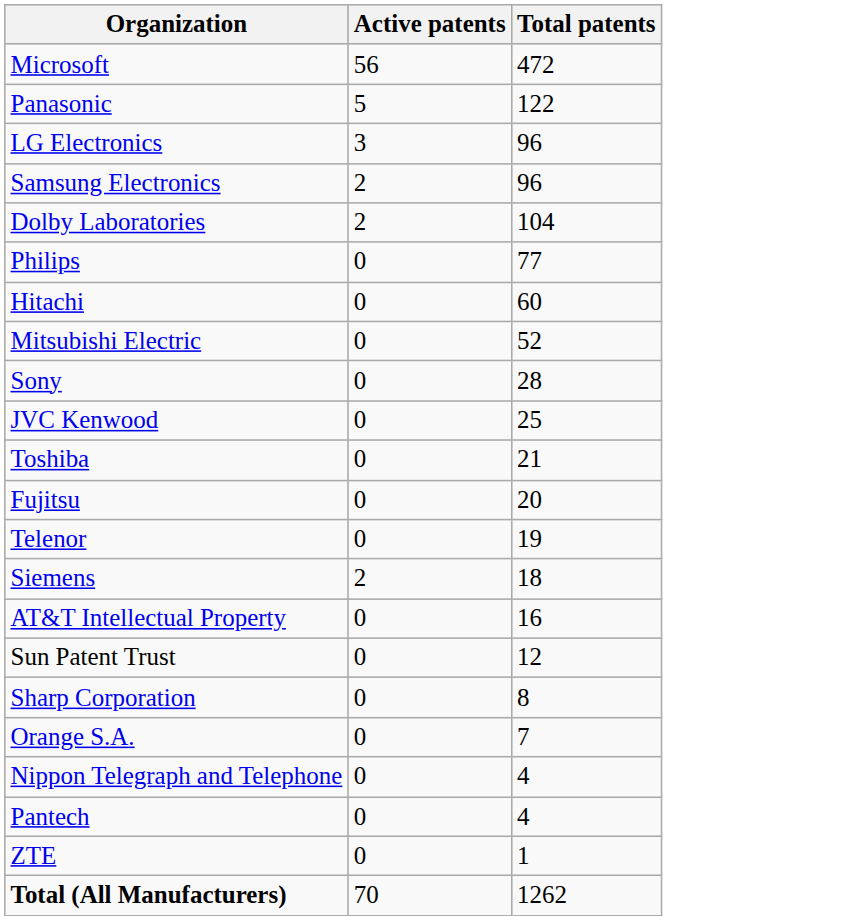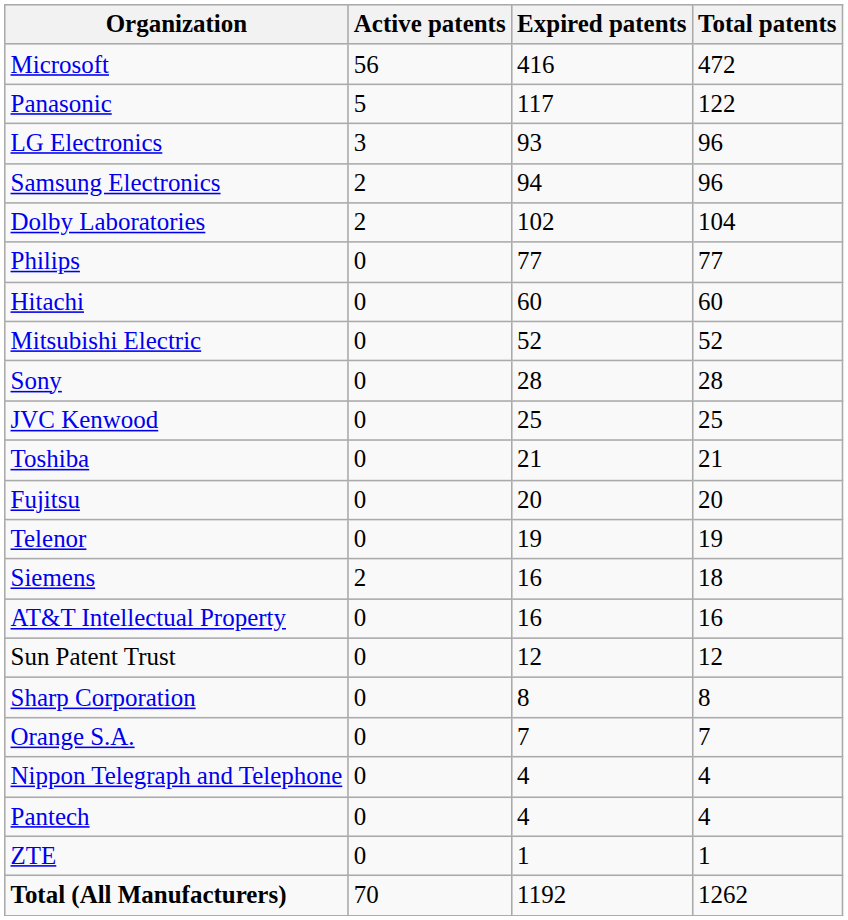+ column: (602, 24)
